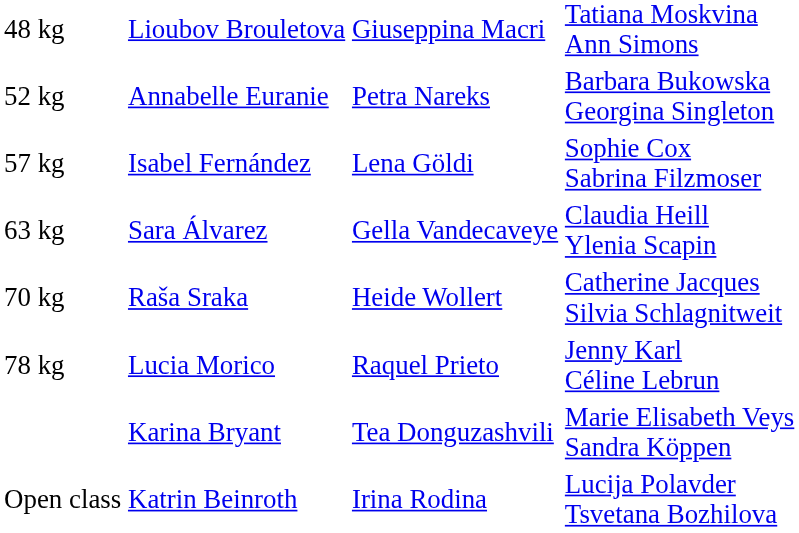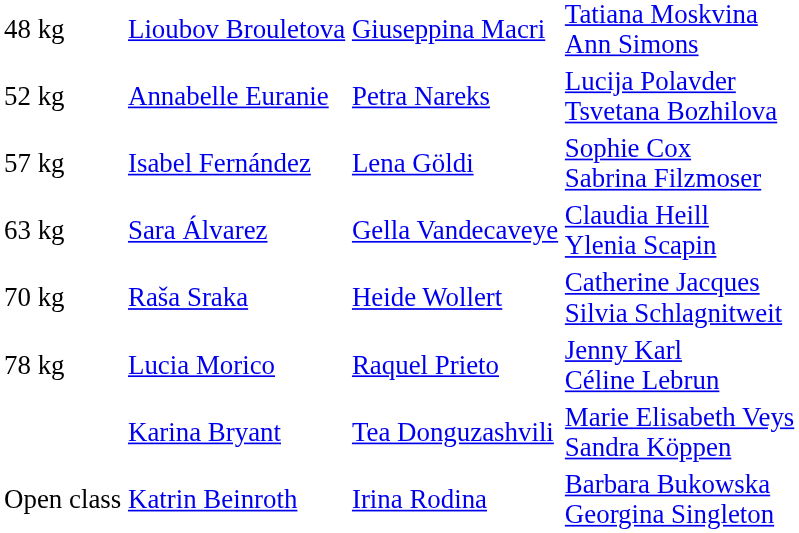(670, 96) Barbara Bukowska Georgina Singleton -> (671, 96) Lucija Polavder Tsvetana Bozhilova
(671, 499) Lucija Polavder Tsvetana Bozhilova -> (670, 499) Barbara Bukowska Georgina Singleton
